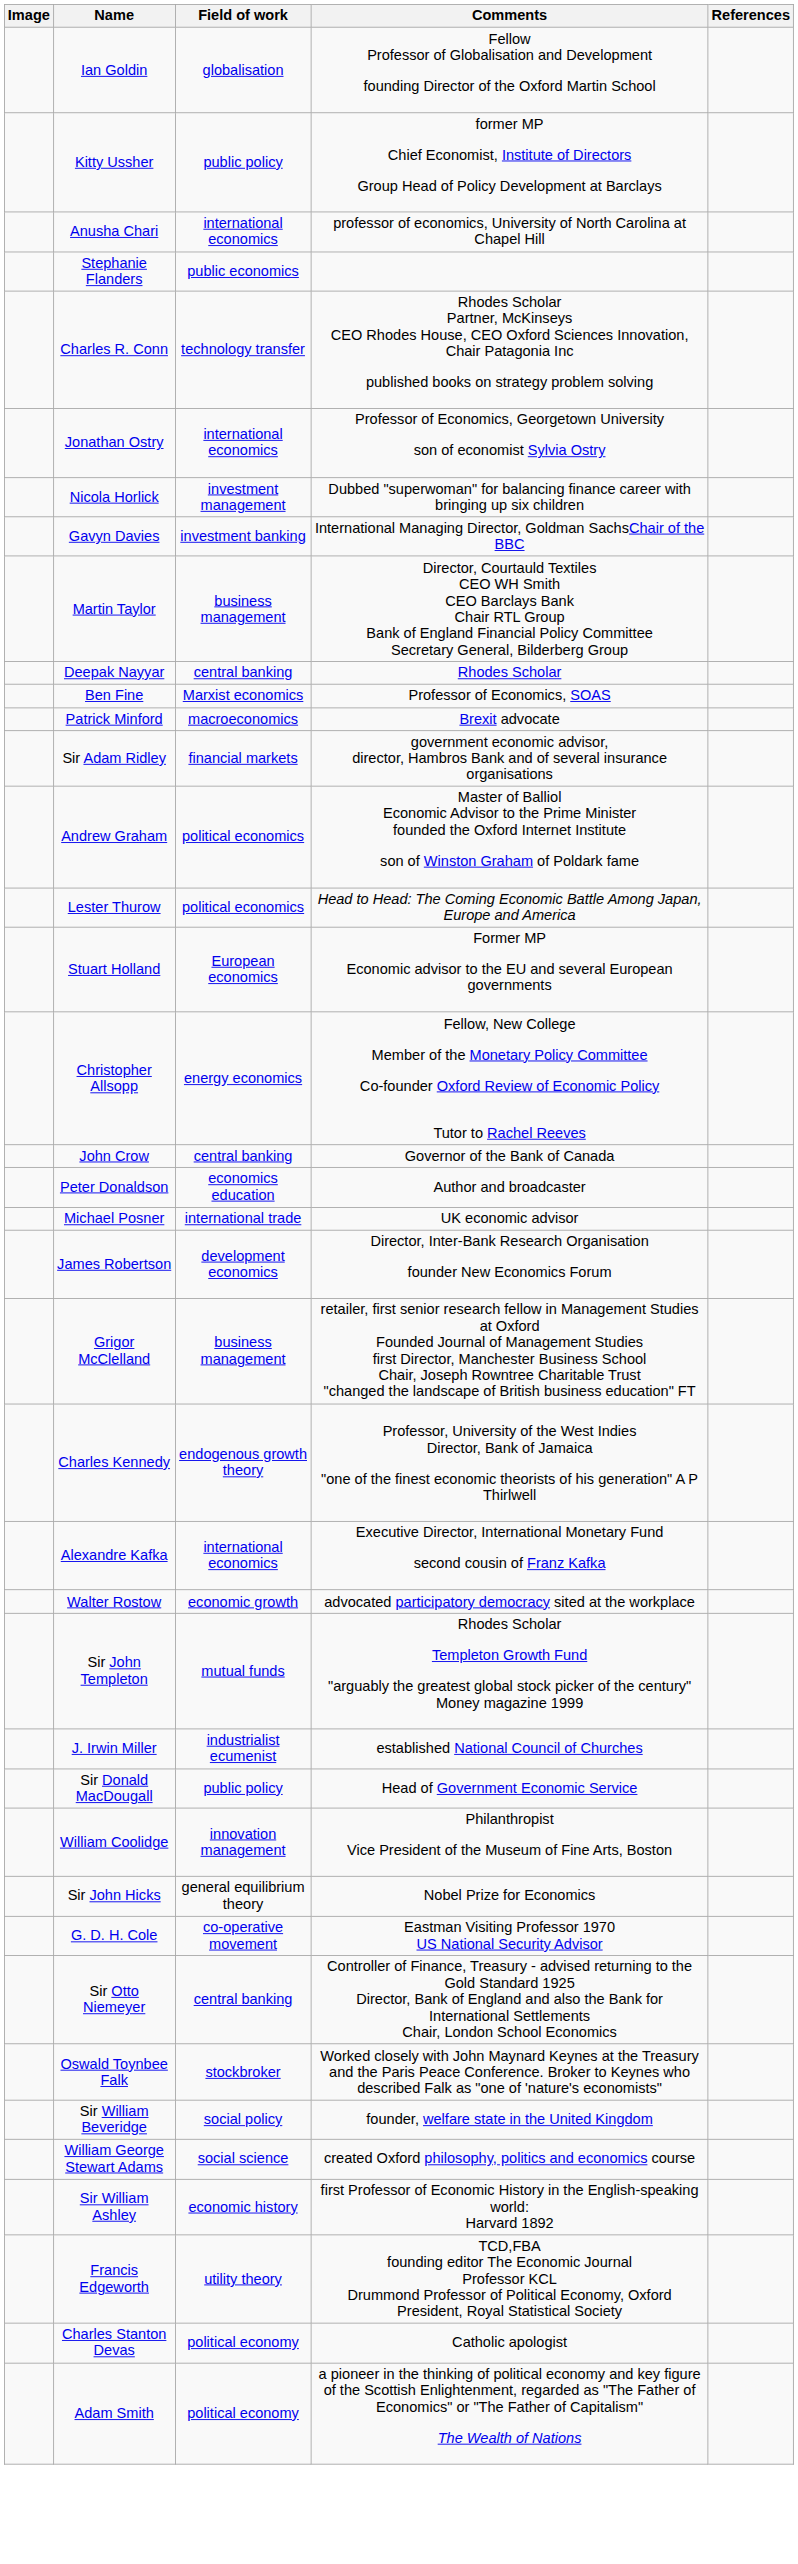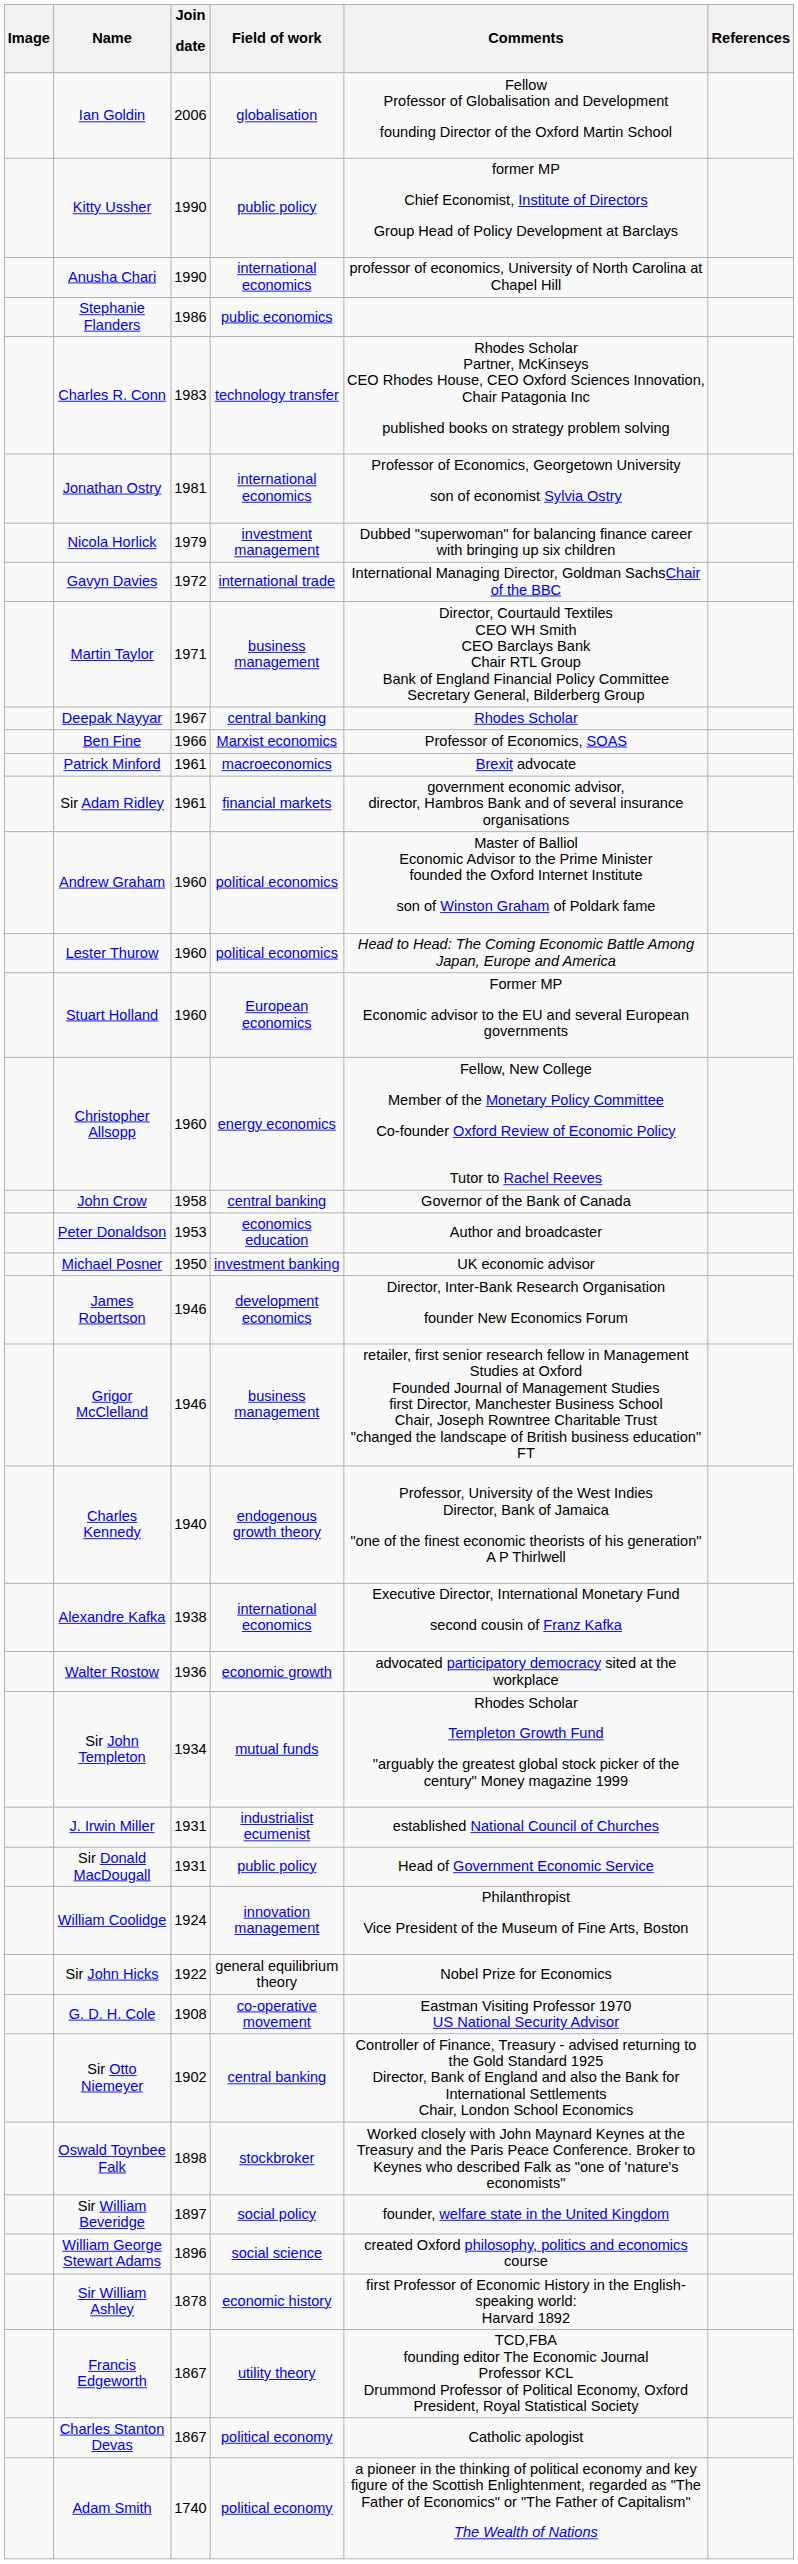+ column: (190, 31)
(243, 536) investment banking -> (277, 582) international trade
(243, 1218) international trade -> (277, 1264) investment banking
